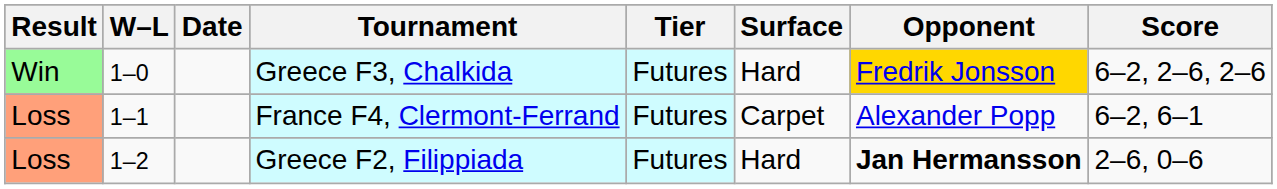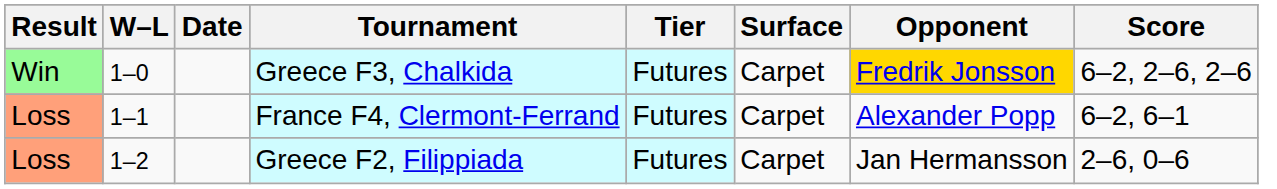(771, 71) Hard -> (782, 71) Carpet
(771, 159) Hard -> (782, 159) Carpet
(969, 159) bold -> (962, 159) normal
